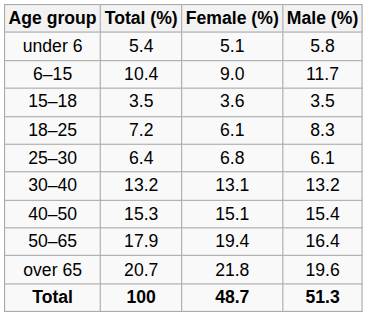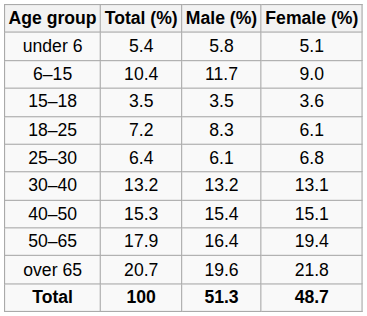columns swapped: (323, 18) <-> (232, 18)
